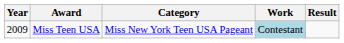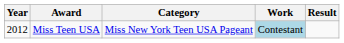(17, 29) 2009 -> (17, 29) 2012
